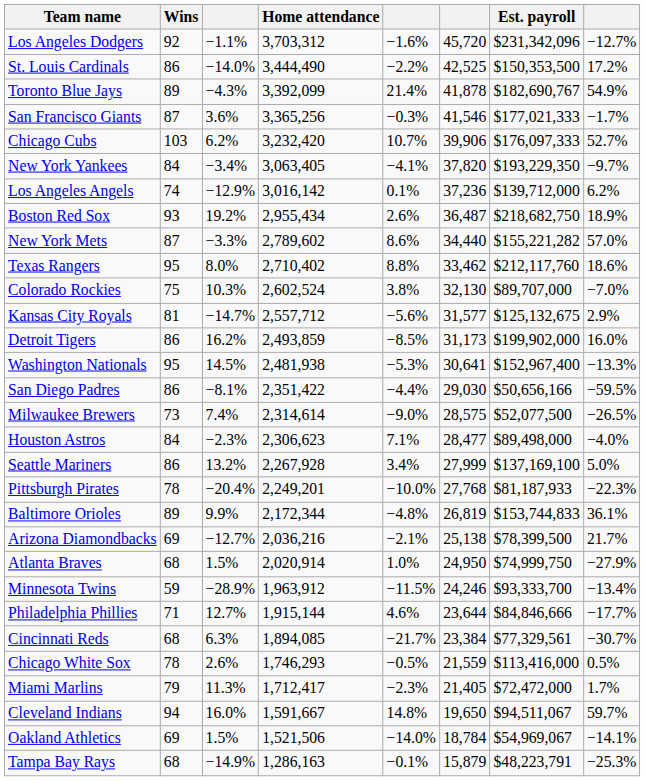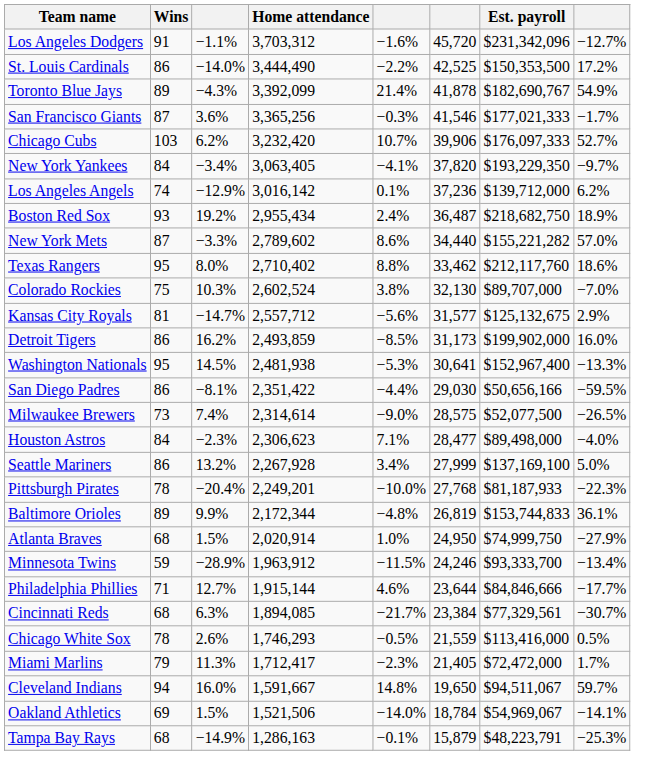(172, 41) 92 -> (162, 41) 91
(403, 215) 2.6% -> (393, 215) 2.4%
- row: (82, 539)
